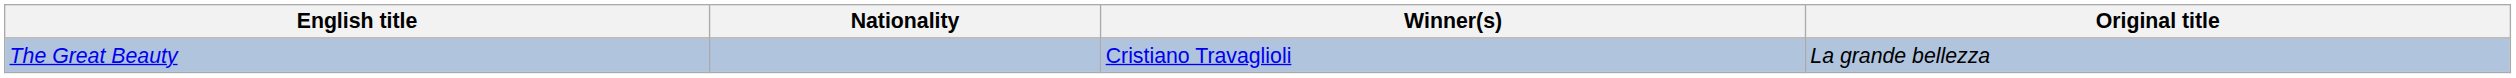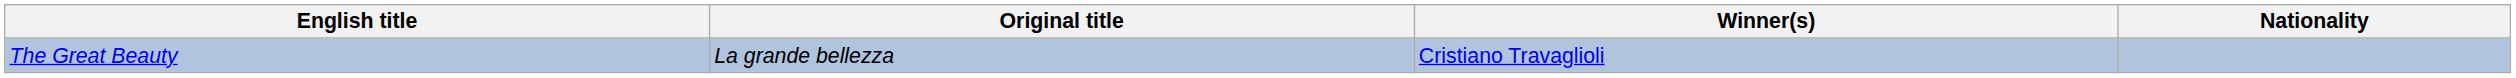columns swapped: (2158, 21) <-> (905, 21)
